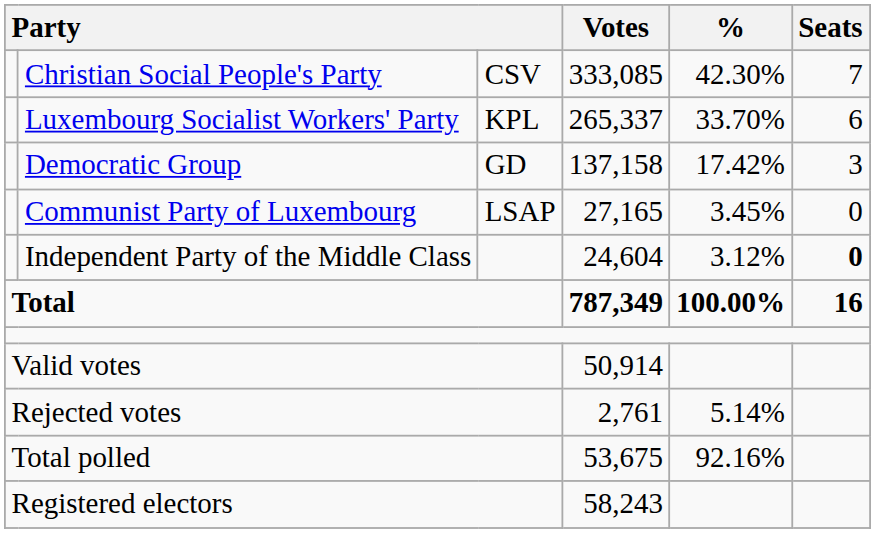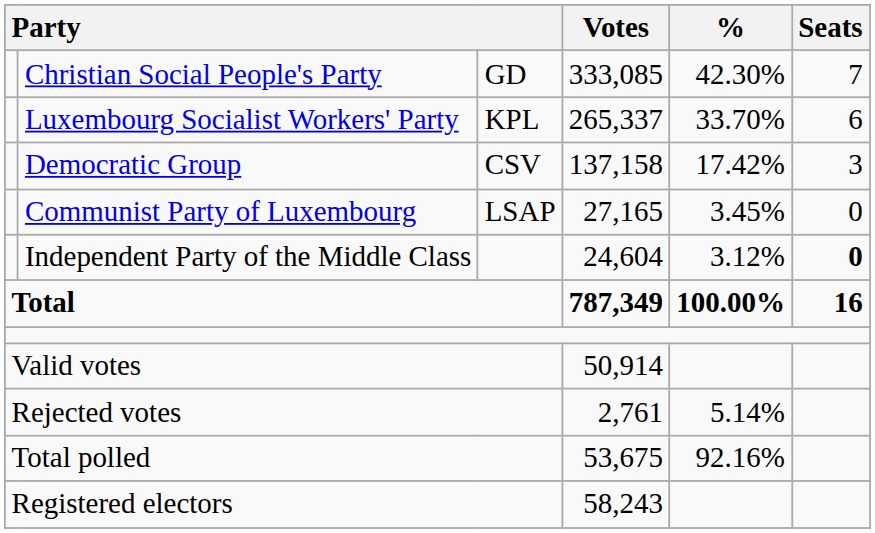(513, 73) CSV -> (506, 73) GD
(506, 165) GD -> (513, 165) CSV
